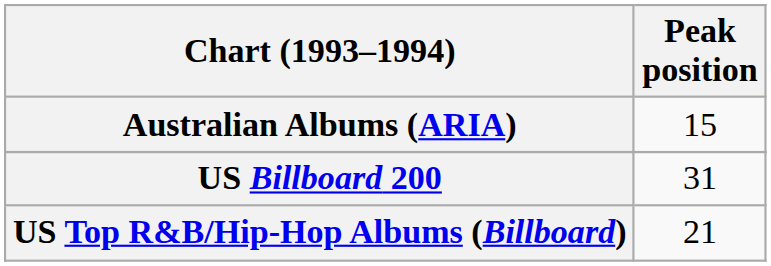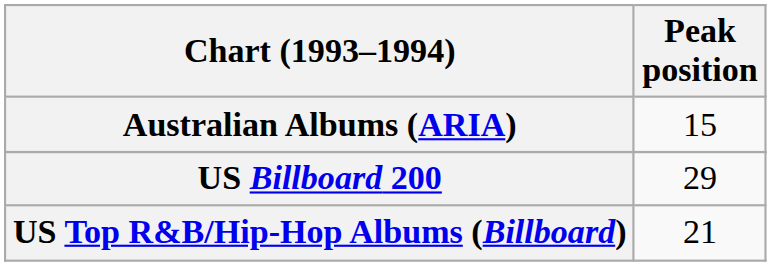(700, 177) 31 -> (700, 177) 29
